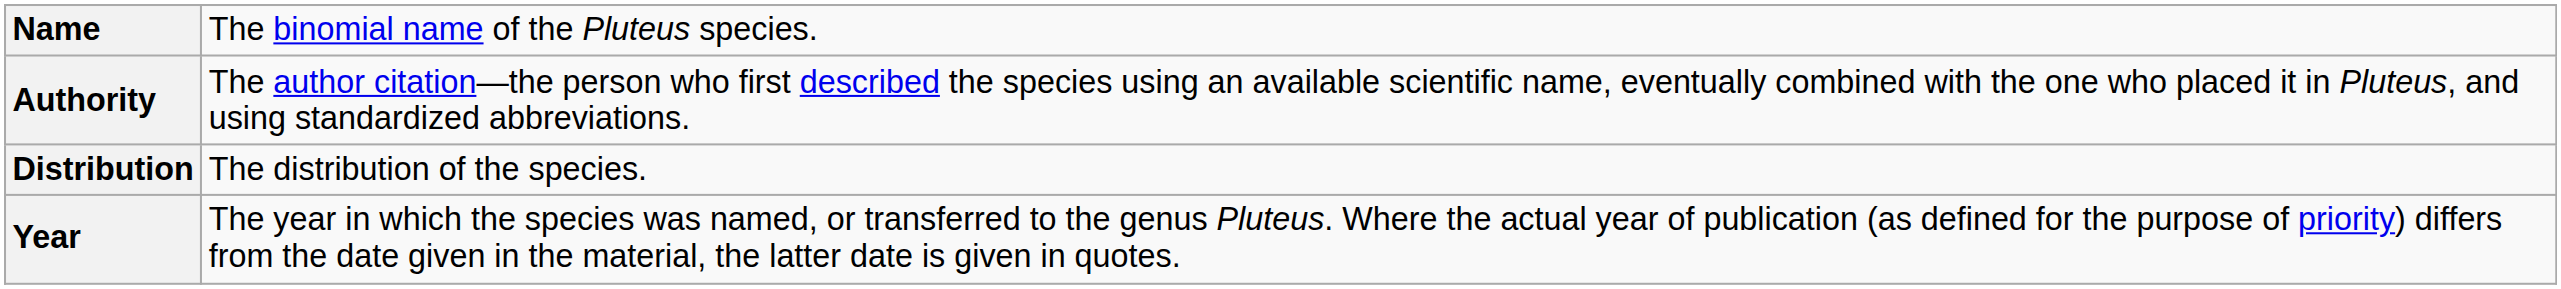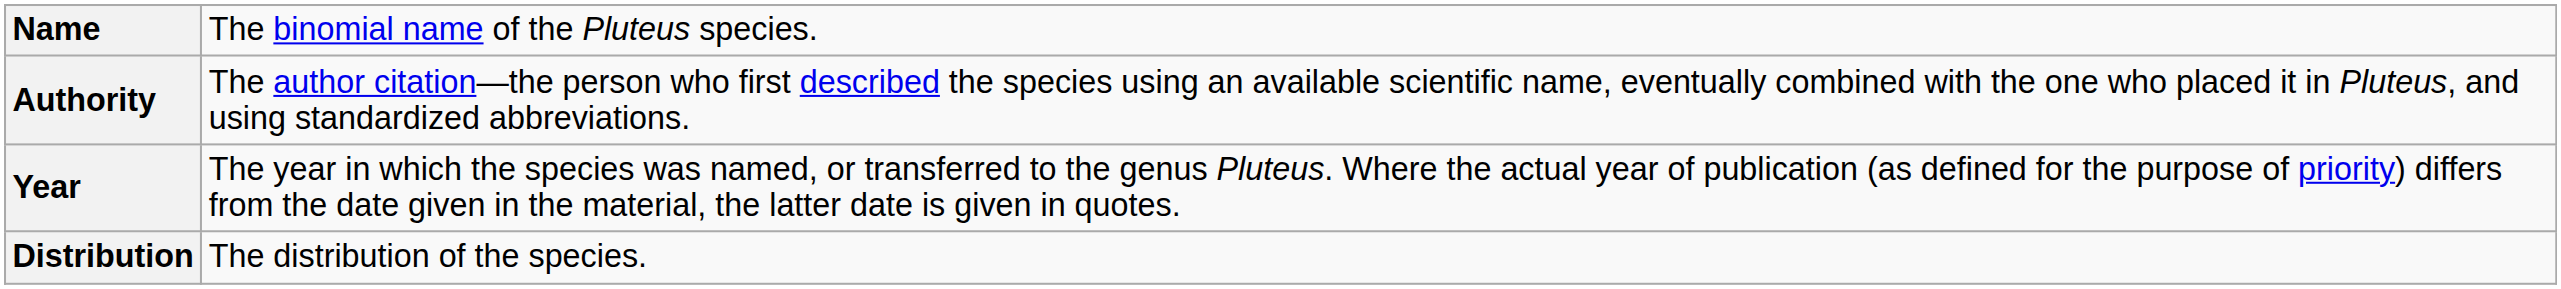rows swapped: (47, 238) <-> (103, 169)
